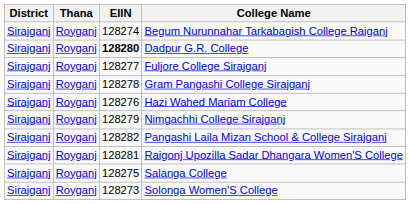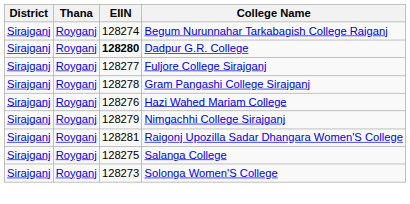- row: (266, 137)
